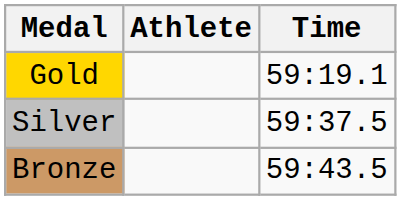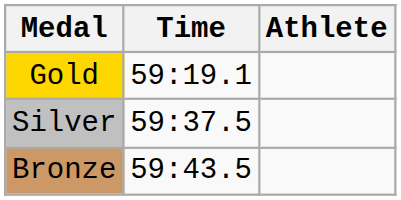columns swapped: (191, 29) <-> (327, 29)
